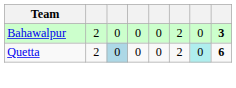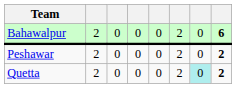(221, 33) 3 -> (221, 33) 6
+ row: (30, 54)
(117, 52) lightblue background -> (117, 73) no background
(221, 52) 6 -> (221, 73) 2
